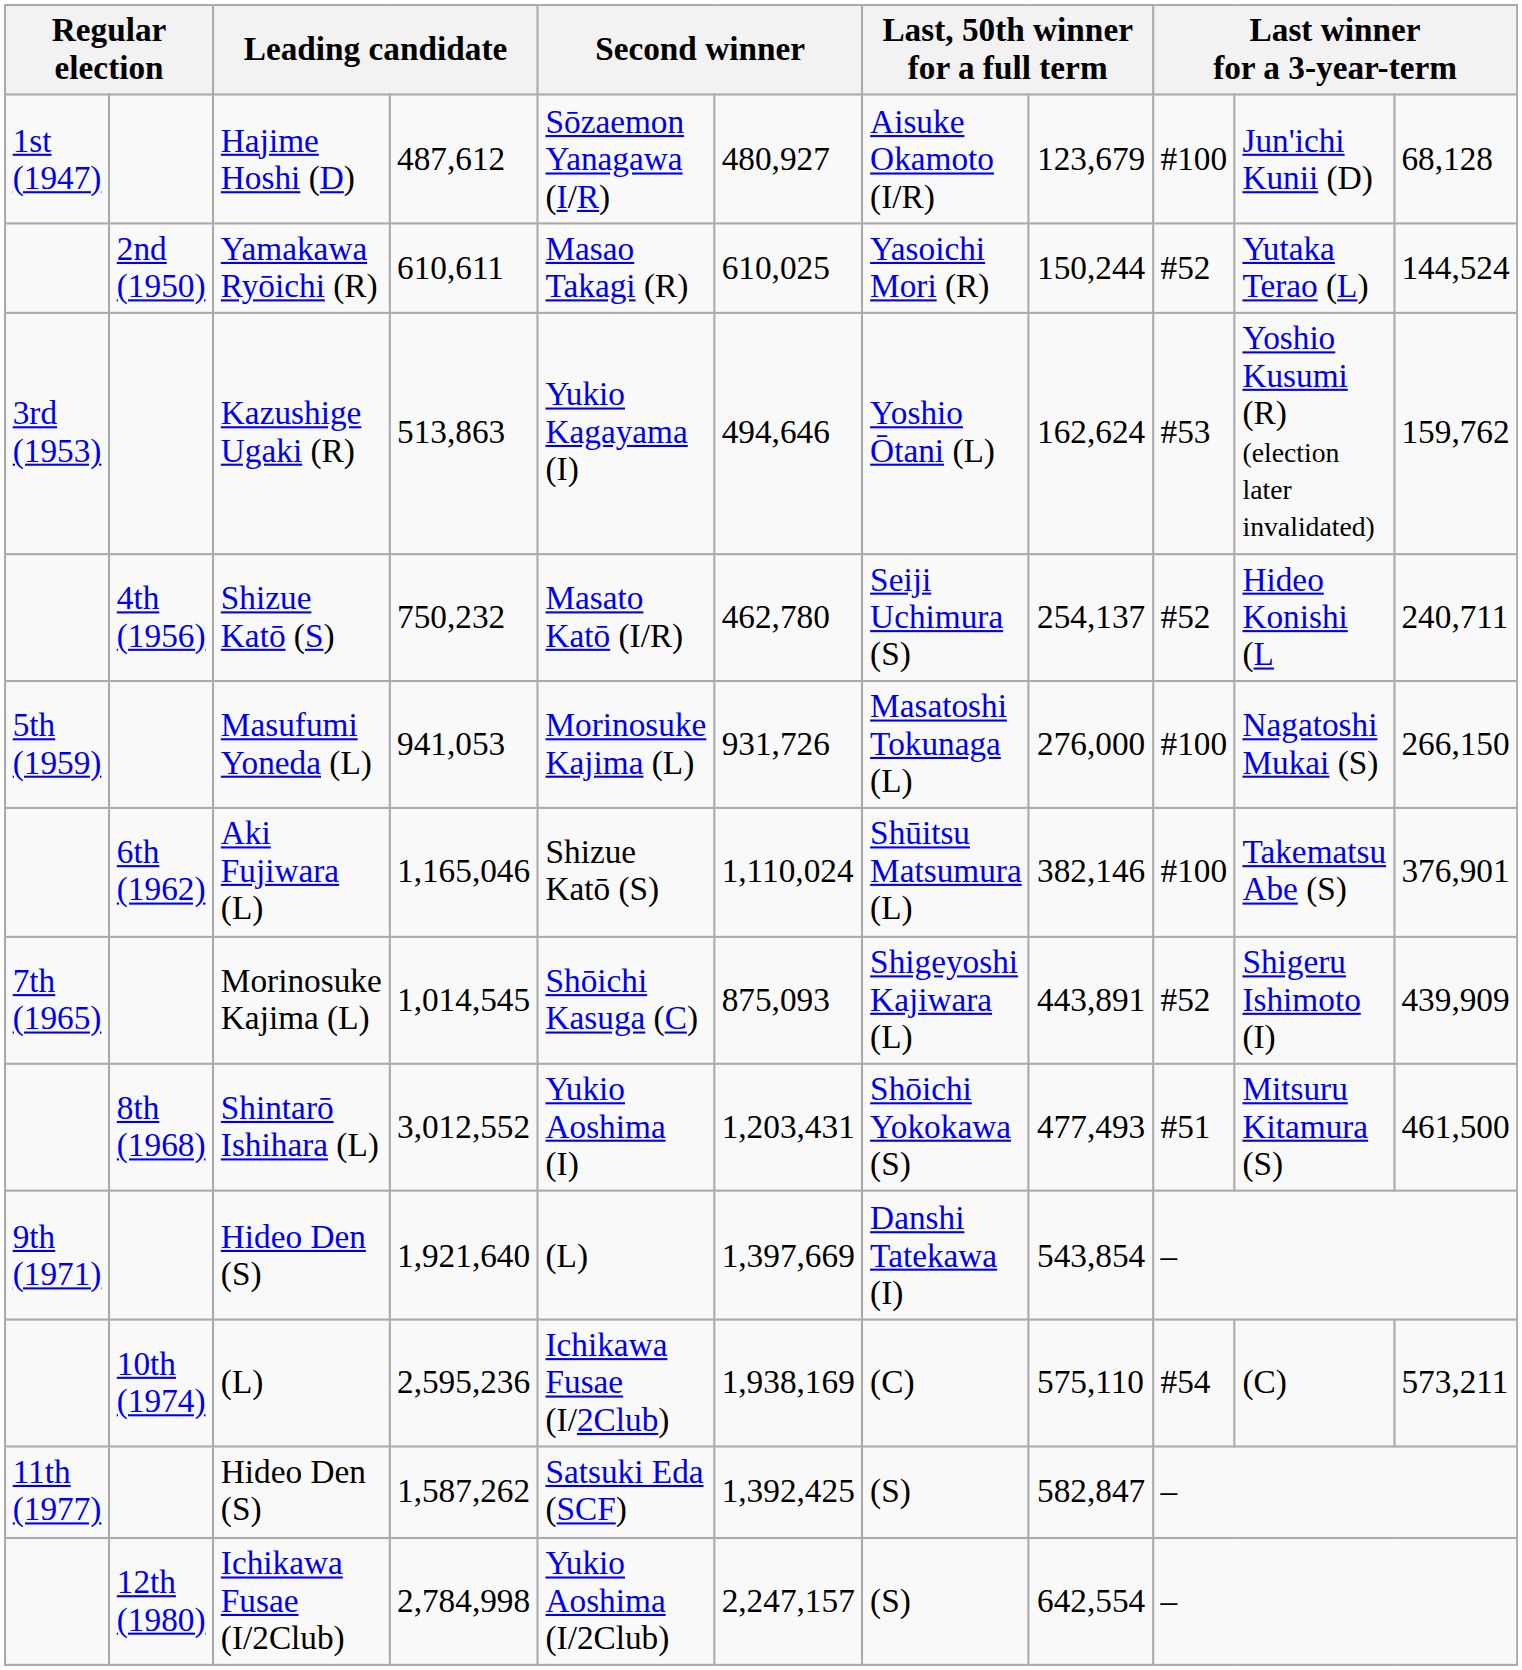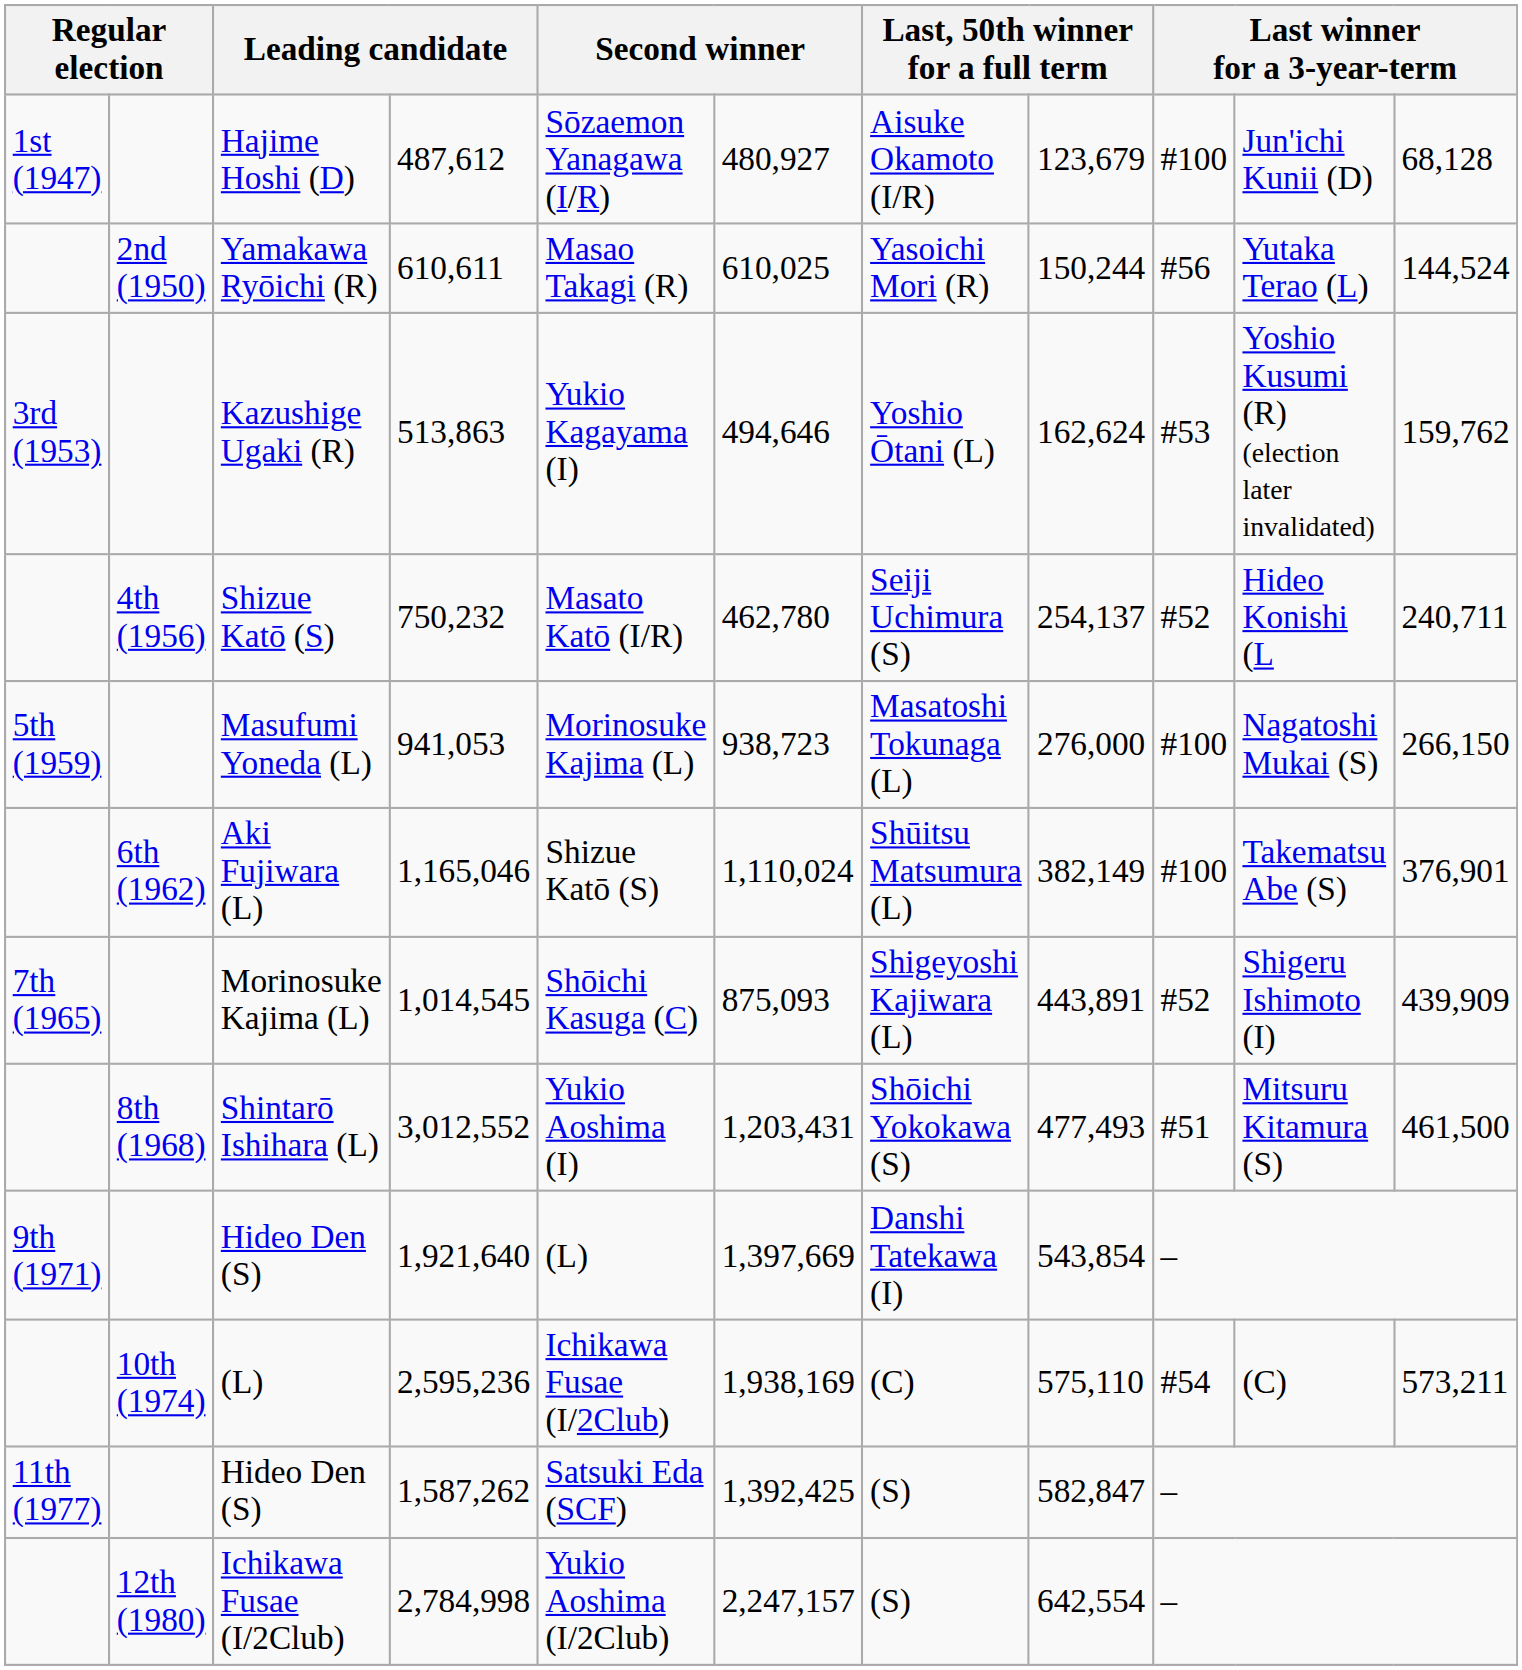(1186, 267) #52 -> (1186, 267) #56
(776, 744) 931,726 -> (776, 744) 938,723
(1091, 871) 382,146 -> (1091, 871) 382,149
